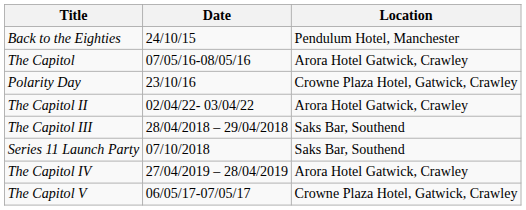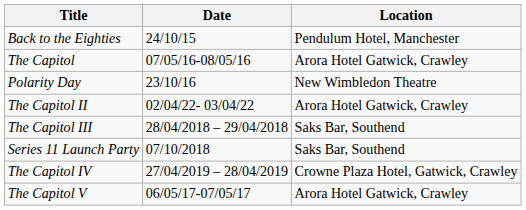(406, 82) Crowne Plaza Hotel, Gatwick, Crawley -> (366, 82) New Wimbledon Theatre
(381, 171) Arora Hotel Gatwick, Crawley -> (406, 171) Crowne Plaza Hotel, Gatwick, Crawley
(406, 194) Crowne Plaza Hotel, Gatwick, Crawley -> (381, 194) Arora Hotel Gatwick, Crawley
